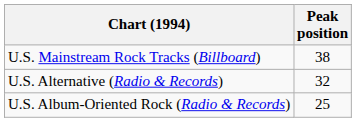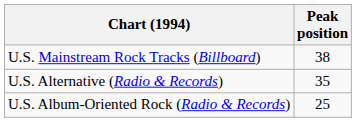(323, 81) 32 -> (323, 81) 35
